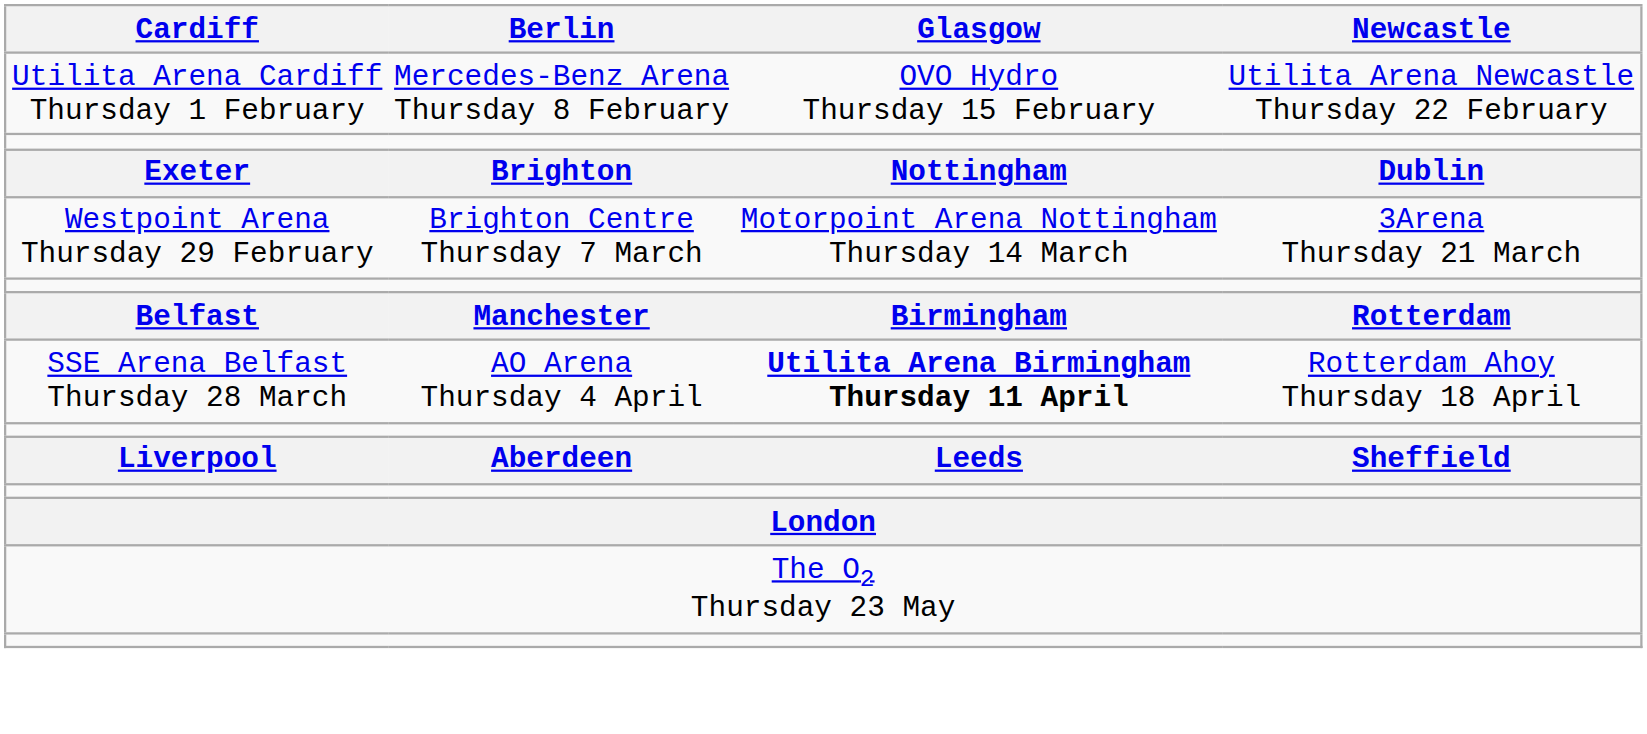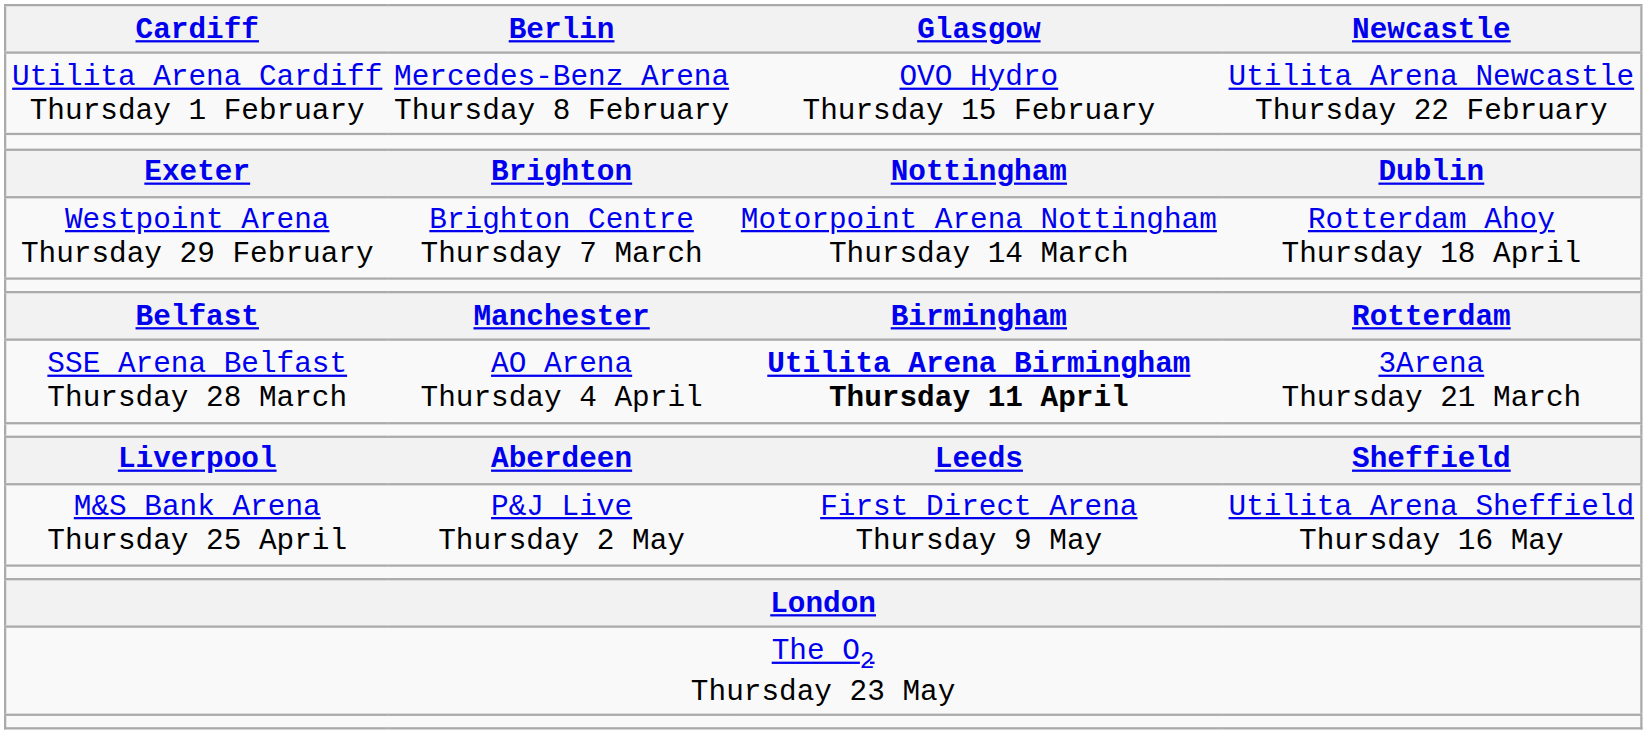(1431, 238) 3Arena Thursday 21 March -> (1431, 238) Rotterdam Ahoy Thursday 18 April
(1431, 381) Rotterdam Ahoy Thursday 18 April -> (1431, 381) 3Arena Thursday 21 March
+ row: (197, 525)
